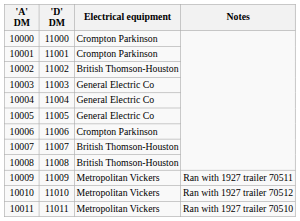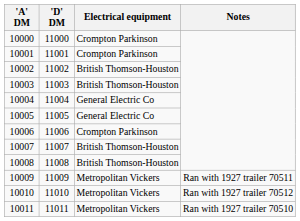(115, 85) General Electric Co -> (128, 85) British Thomson-Houston
